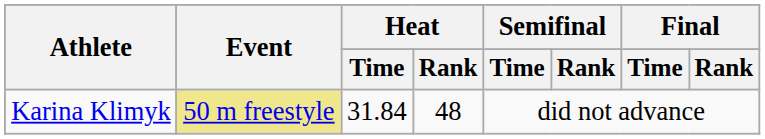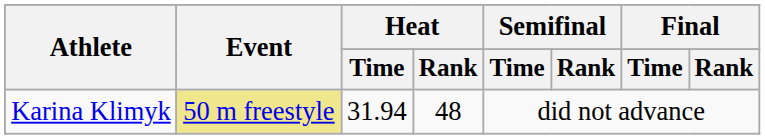(377, 111) 31.84 -> (377, 111) 31.94
